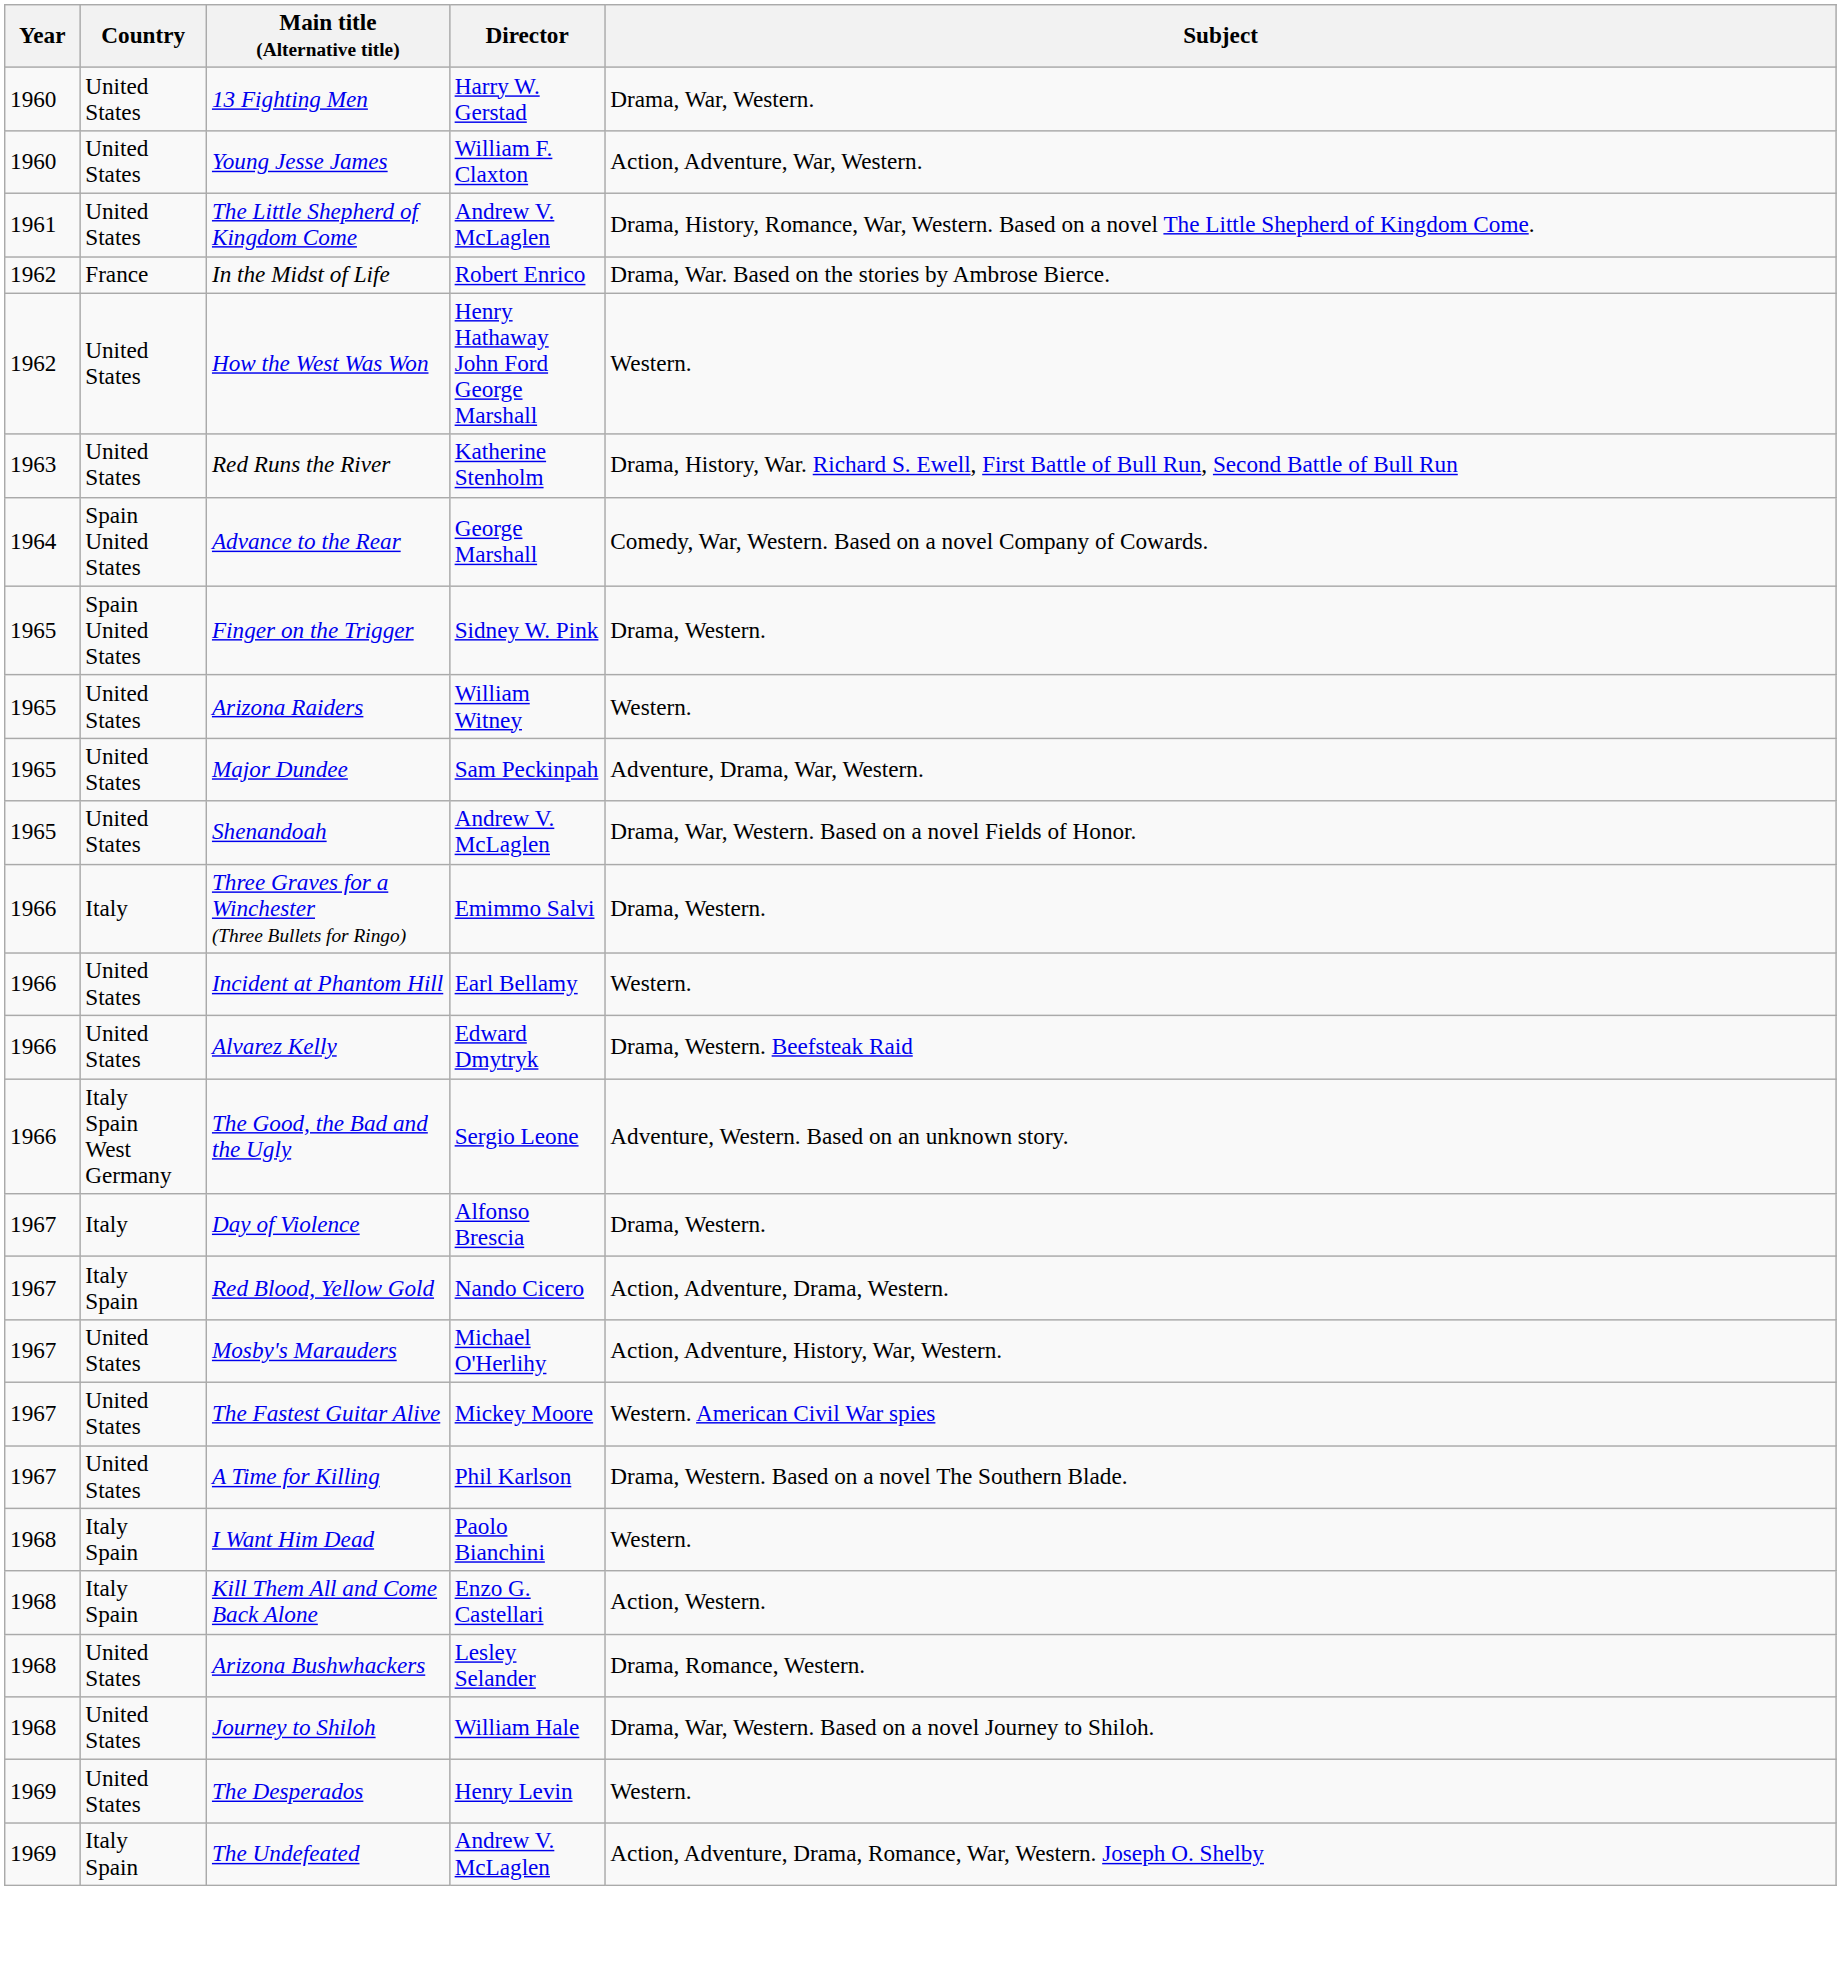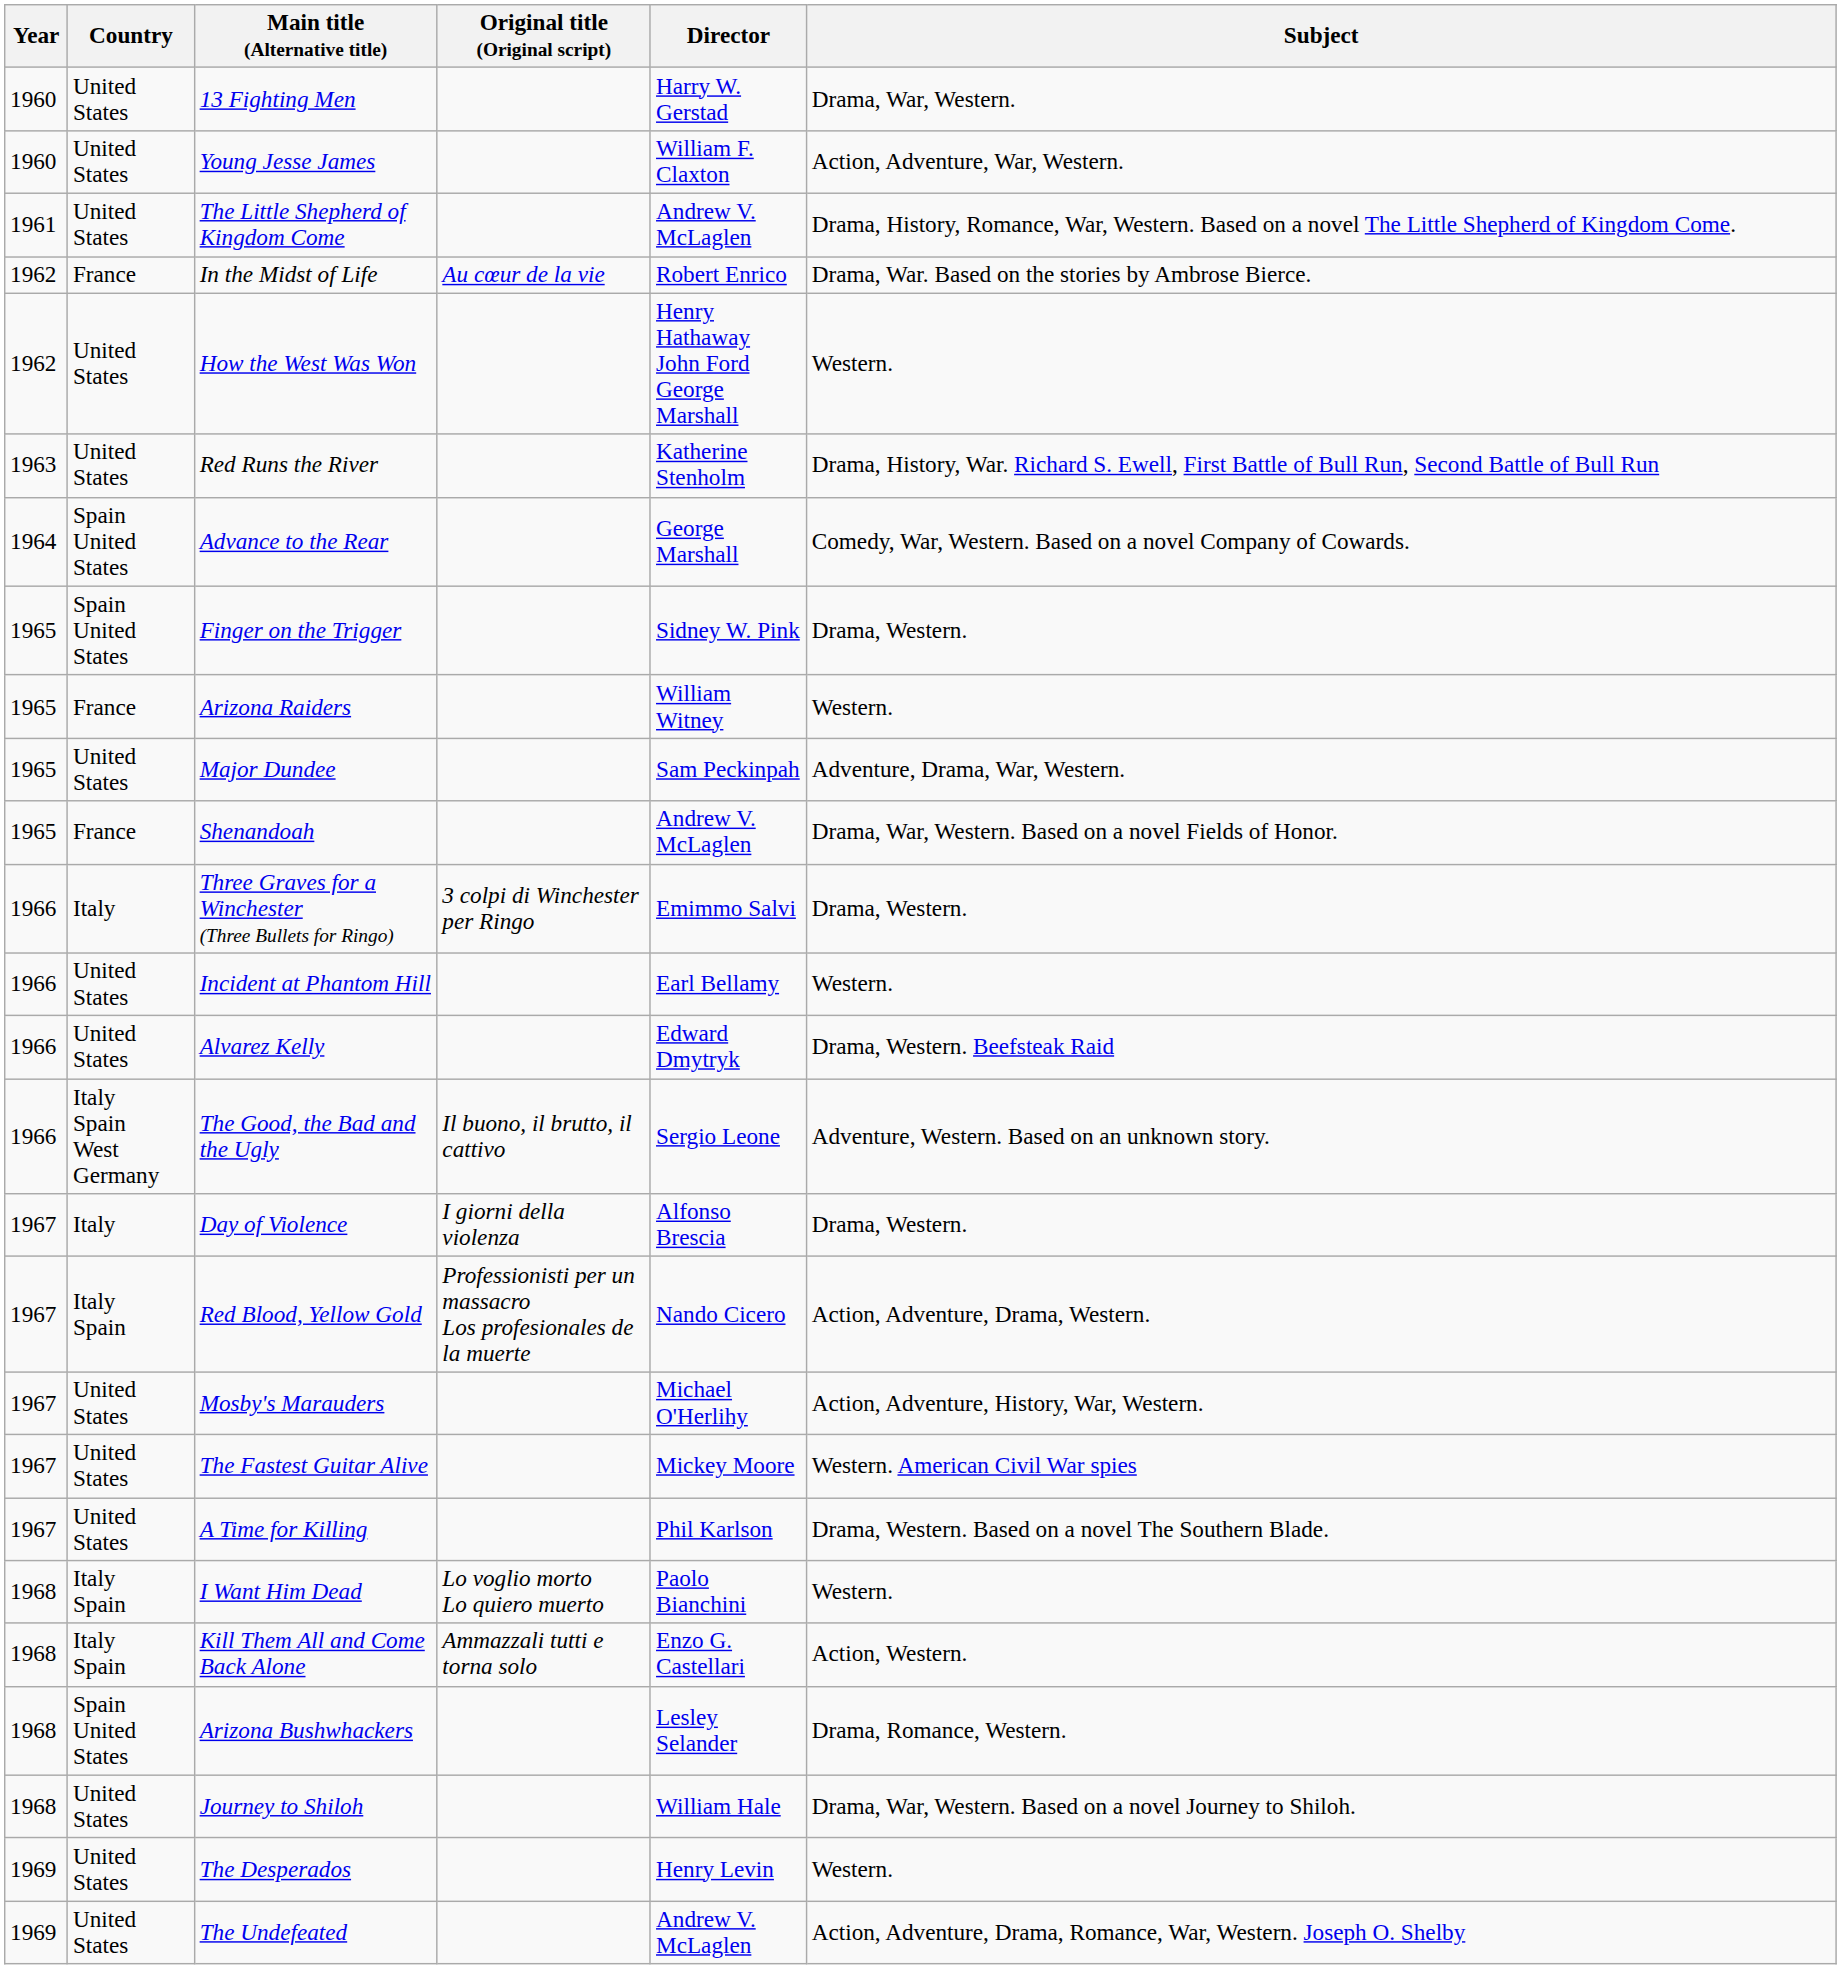+ column: (544, 35)
(117, 706) United States -> (105, 706) France
(117, 832) United States -> (105, 832) France
(117, 1665) United States -> (105, 1730) Spain United States
(112, 1853) Italy Spain -> (105, 1932) United States
